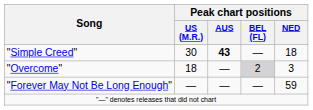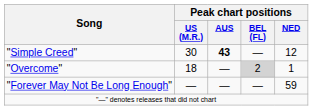(291, 52) 18 -> (291, 52) 12
(291, 69) 3 -> (291, 69) 1
